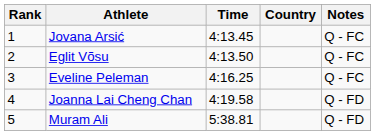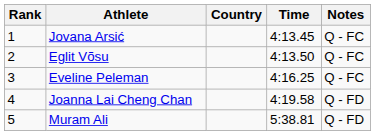columns swapped: (291, 15) <-> (233, 15)
